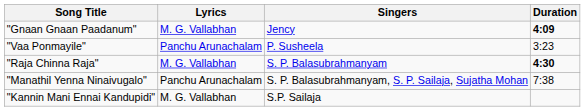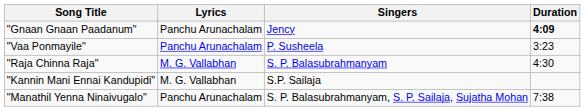(198, 30) M. G. Vallabhan -> (211, 30) Panchu Arunachalam
(544, 64) bold -> (543, 64) normal
rows swapped: (77, 81) <-> (81, 98)
